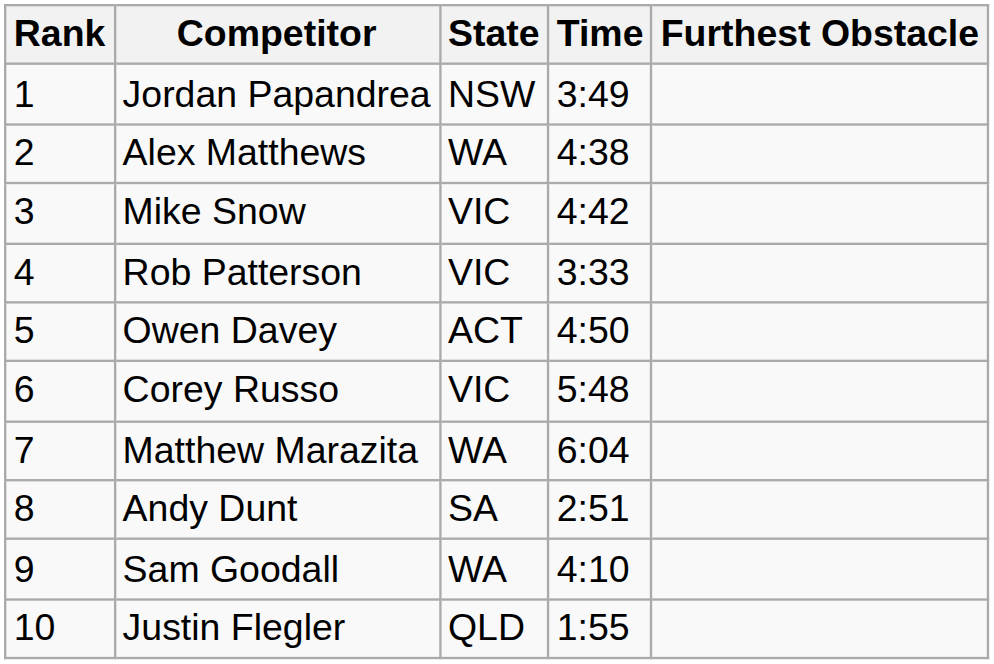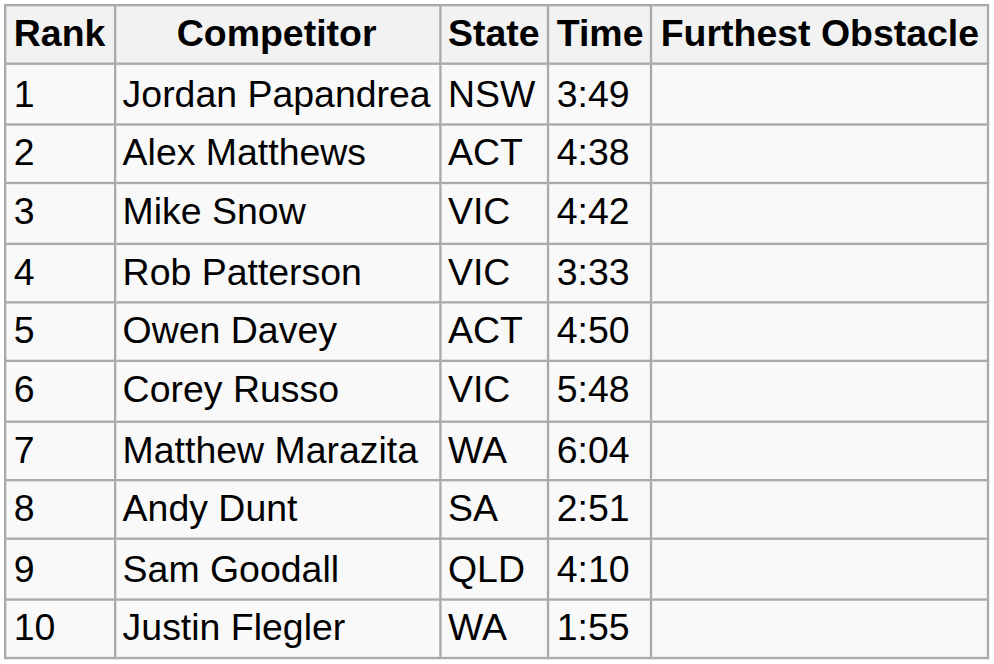(477, 152) WA -> (485, 152) ACT
(477, 568) WA -> (486, 568) QLD
(486, 627) QLD -> (477, 627) WA
